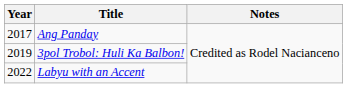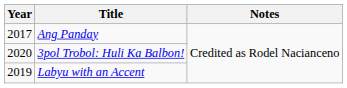(20, 53) 2019 -> (20, 53) 2020
(20, 72) 2022 -> (20, 72) 2019
